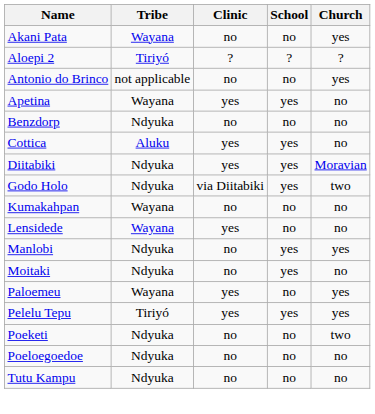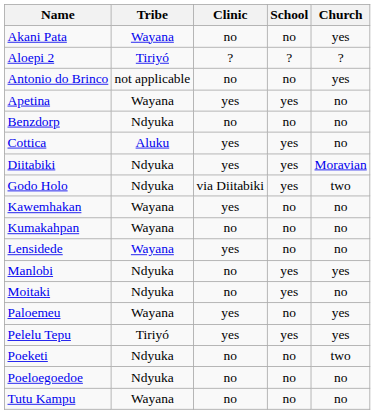+ row: (44, 206)
(152, 377) Ndyuka -> (152, 398) Wayana
